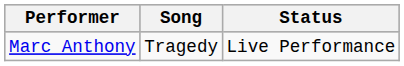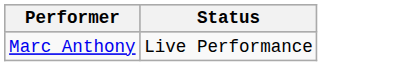- column: (181, 19)
